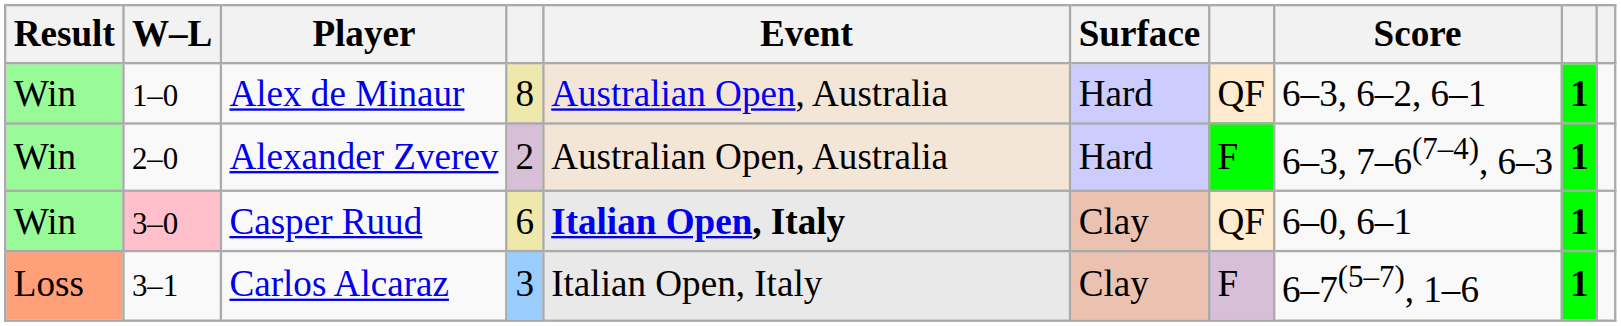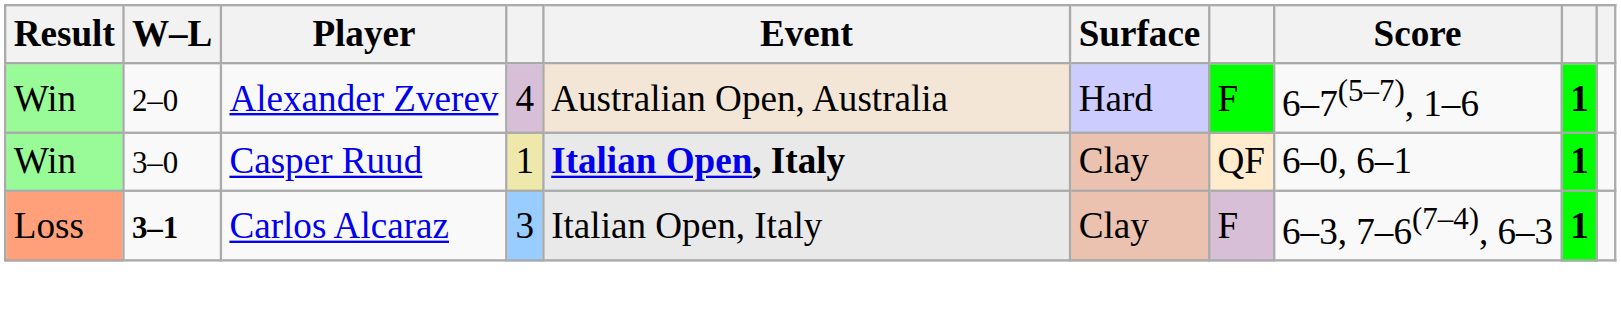- row: (347, 92)
(525, 156) 2 -> (525, 97) 4
(1418, 156) 6–3, 7–6(7–4), 6–3 -> (1380, 97) 6–7(5–7), 1–6
(155, 222) pink background -> (155, 164) no background
(525, 220) 6 -> (525, 161) 1
(155, 286) normal -> (155, 225) bold
(1380, 284) 6–7(5–7), 1–6 -> (1418, 225) 6–3, 7–6(7–4), 6–3
